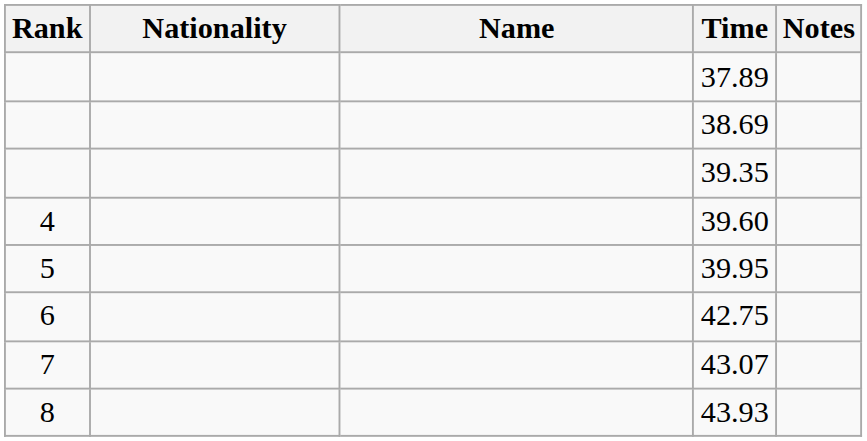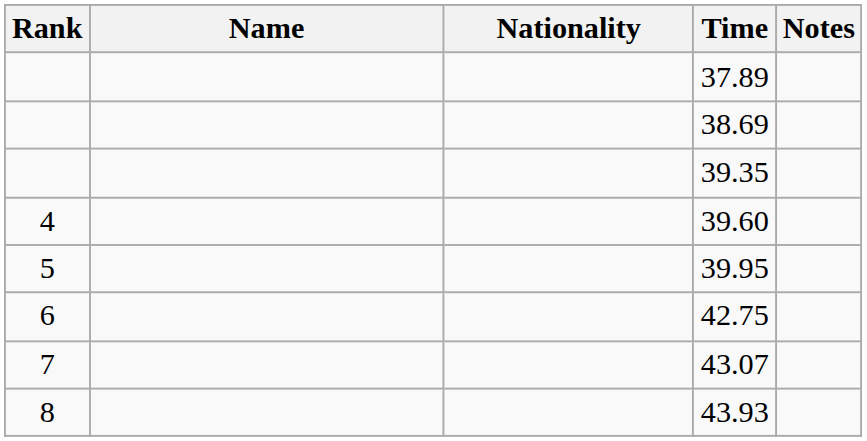columns swapped: (517, 28) <-> (215, 28)
